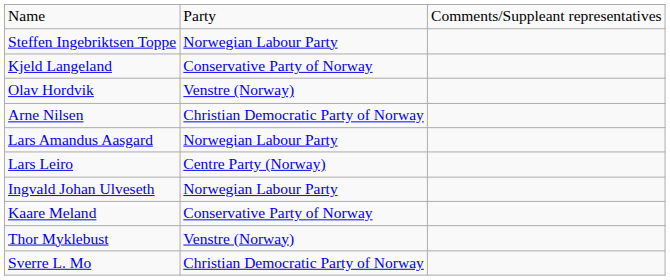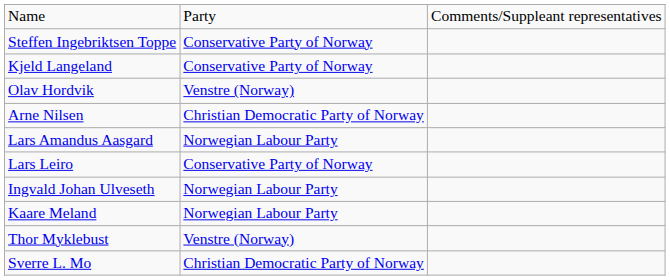(261, 41) Norwegian Labour Party -> (278, 41) Conservative Party of Norway
(254, 164) Centre Party (Norway) -> (278, 164) Conservative Party of Norway
(278, 213) Conservative Party of Norway -> (261, 213) Norwegian Labour Party
